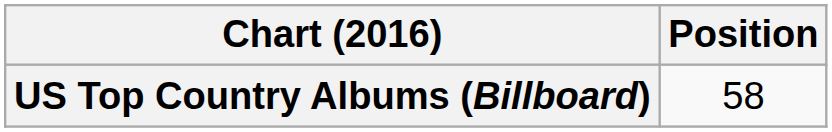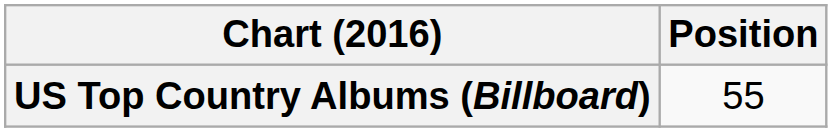(743, 95) 58 -> (743, 95) 55
